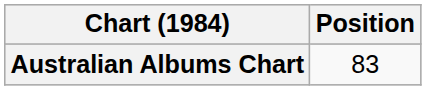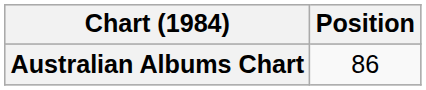(365, 64) 83 -> (365, 64) 86
